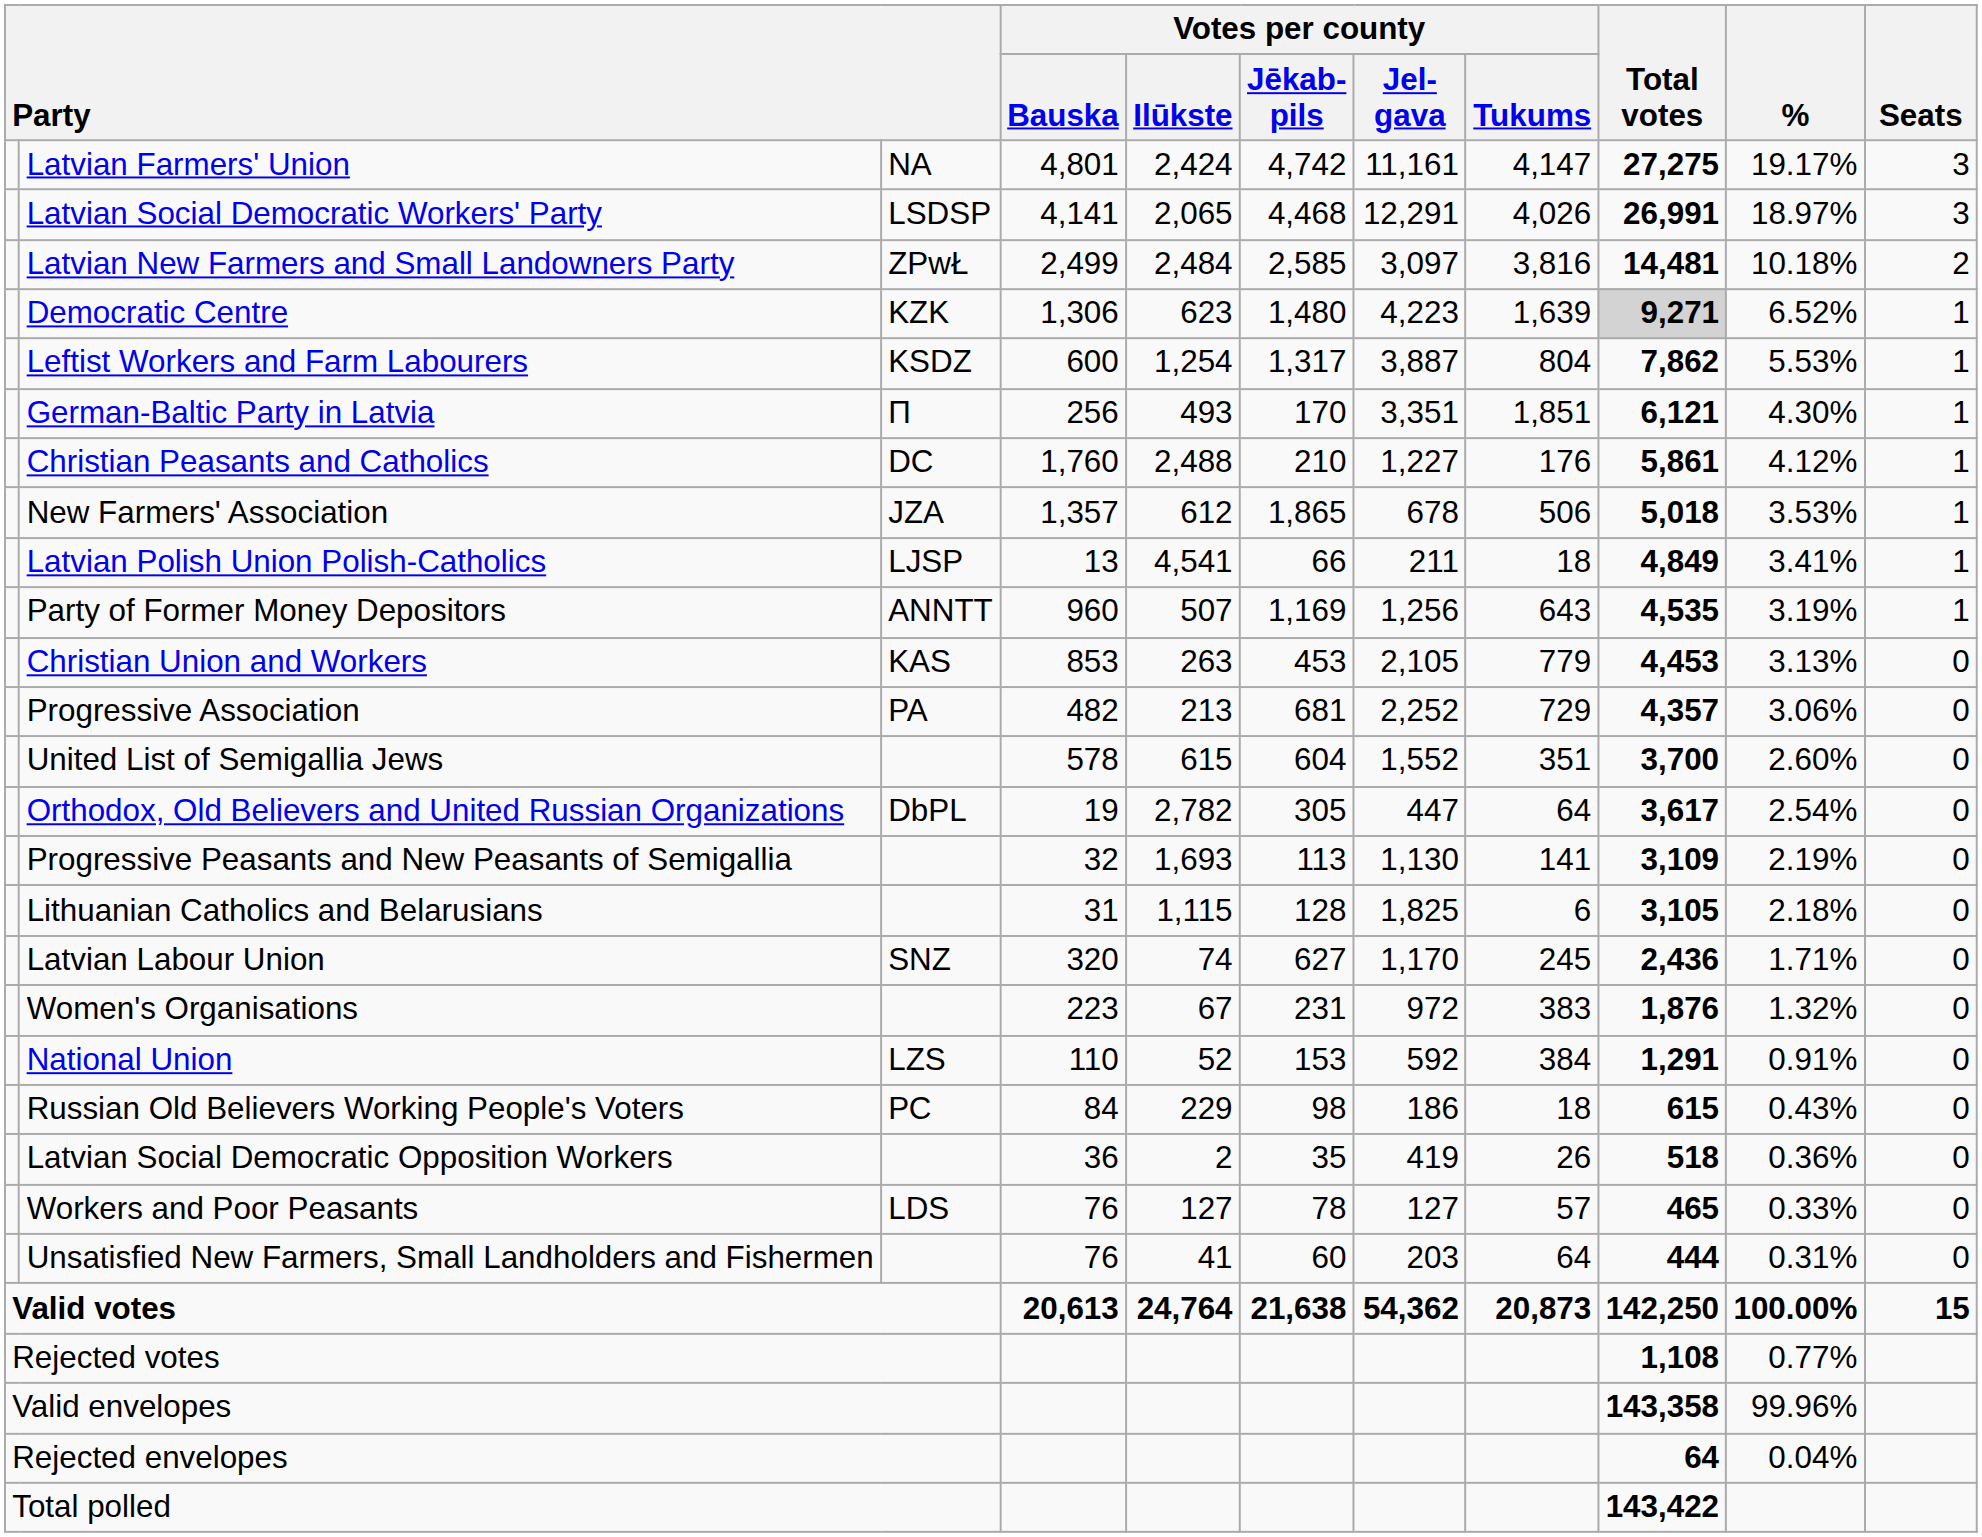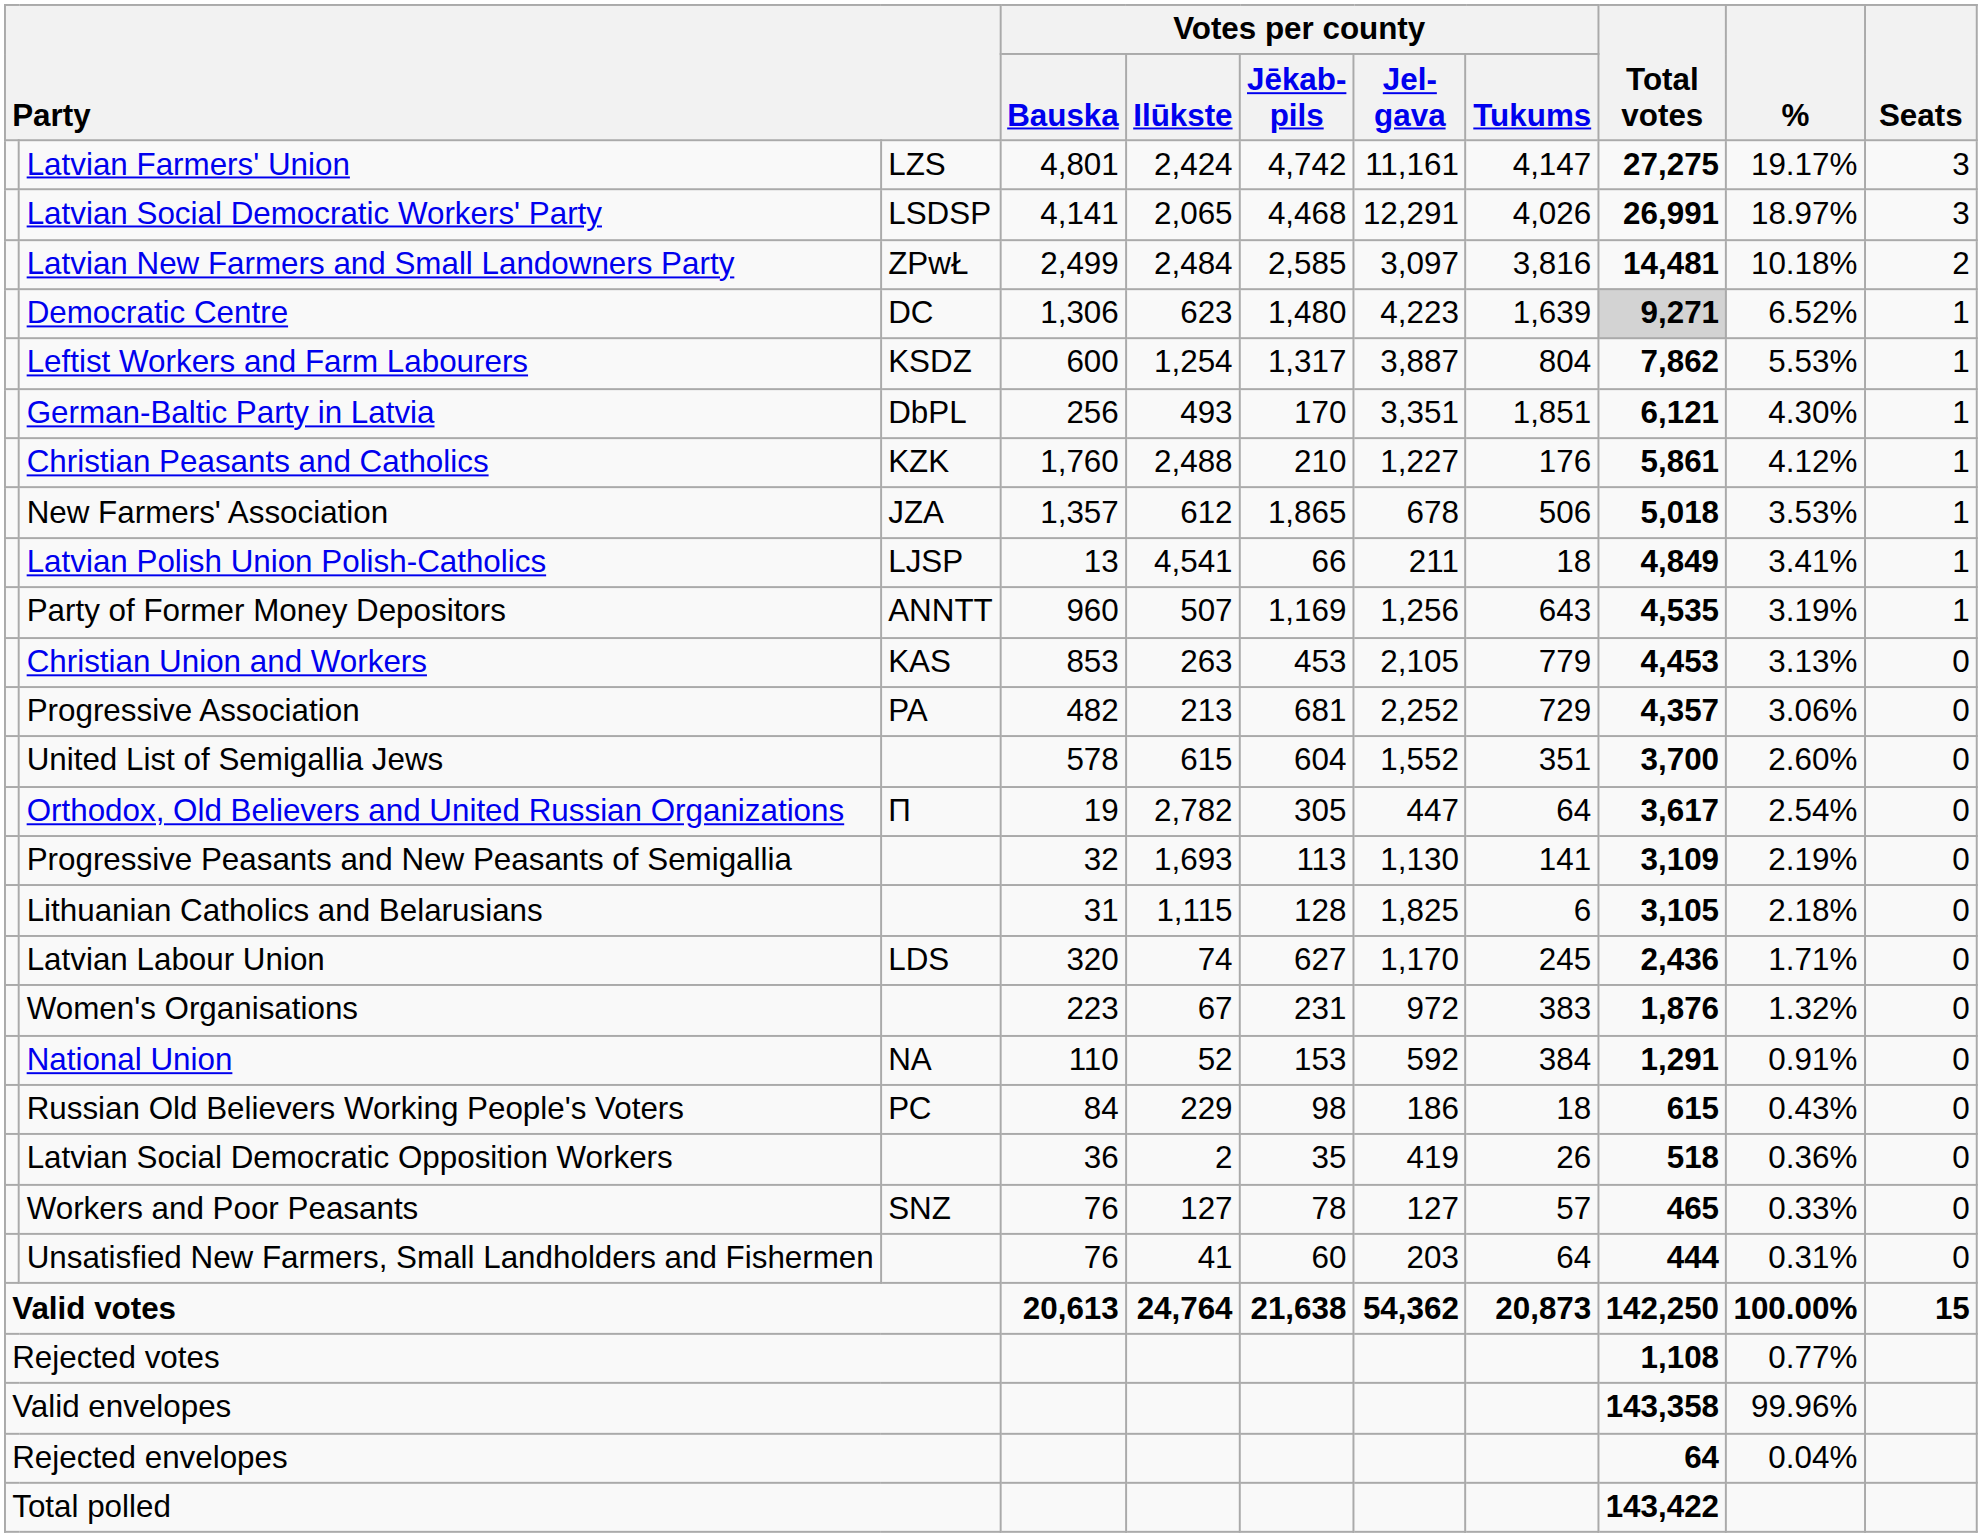(910, 164) NA -> (917, 164) LZS
(919, 313) KZK -> (911, 313) DC
(899, 412) П -> (927, 412) DbPL
(911, 462) DC -> (919, 462) KZK
(927, 810) DbPL -> (899, 810) П
(920, 959) SNZ -> (919, 959) LDS
(917, 1059) LZS -> (910, 1059) NA
(919, 1208) LDS -> (920, 1208) SNZ
